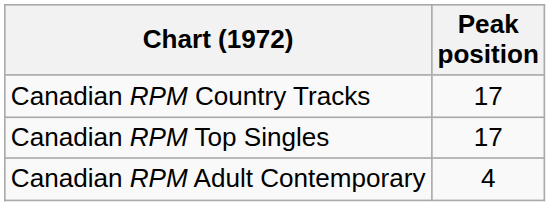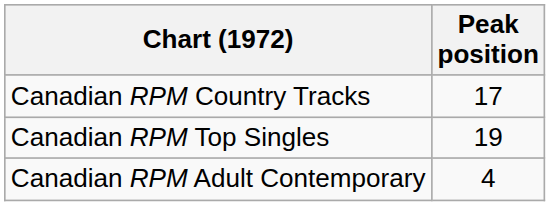(488, 137) 17 -> (488, 137) 19
